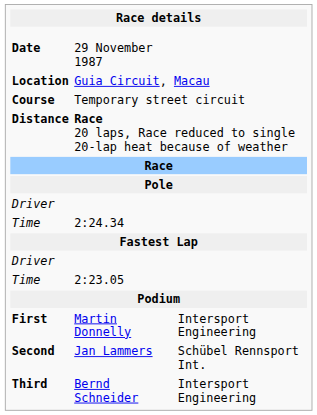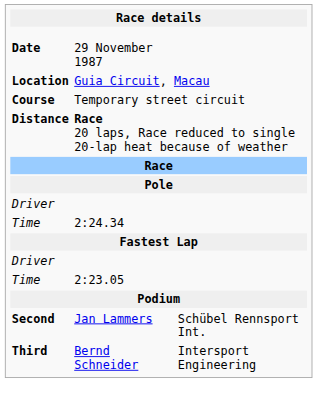- row: (30, 318)
